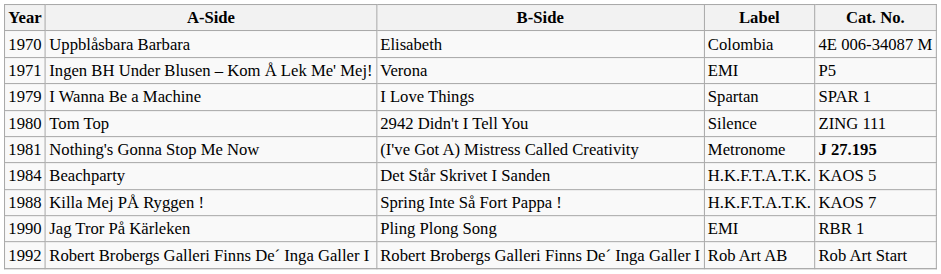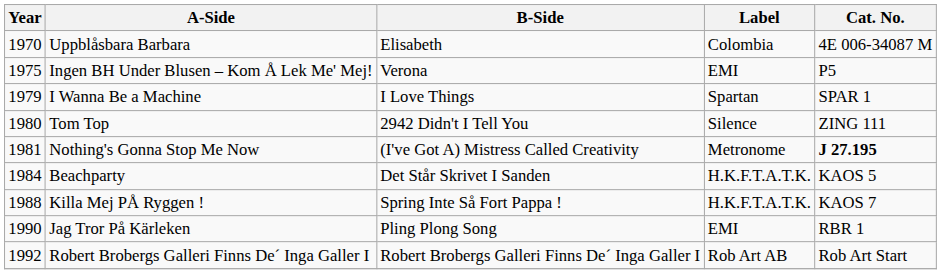(25, 70) 1971 -> (25, 70) 1975
